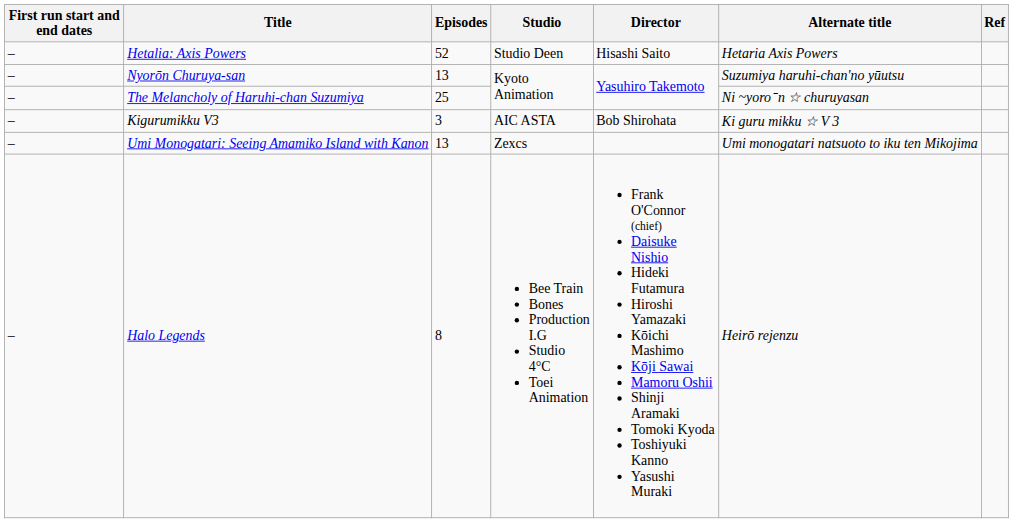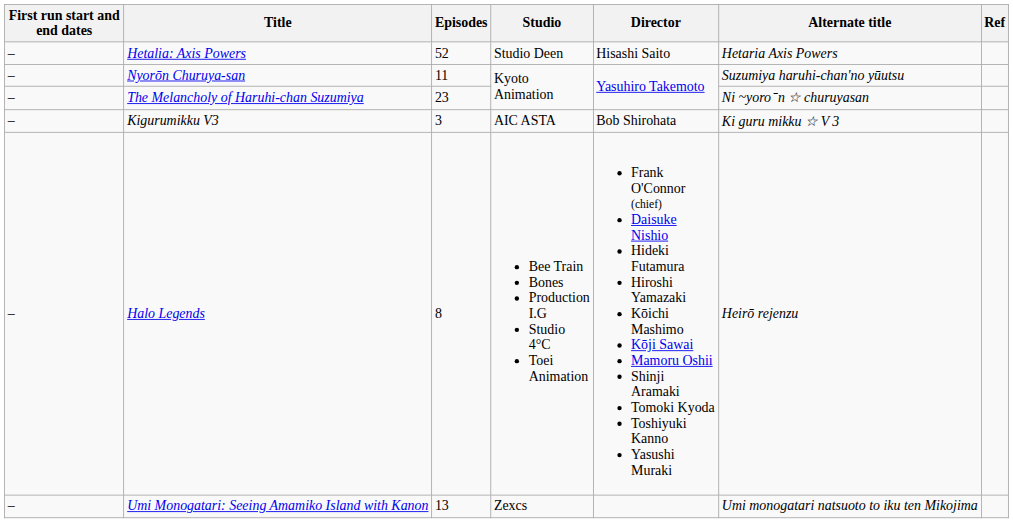(442, 75) 13 -> (442, 75) 11
(442, 97) 25 -> (442, 97) 23
rows swapped: (278, 143) <-> (166, 335)
